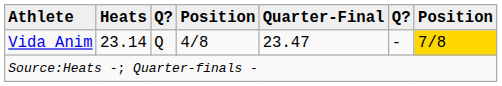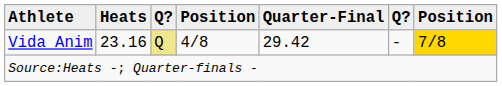(123, 43) 23.14 -> (123, 43) 23.16
(159, 43) no background -> (159, 43) khaki background
(286, 43) 23.47 -> (286, 43) 29.42
